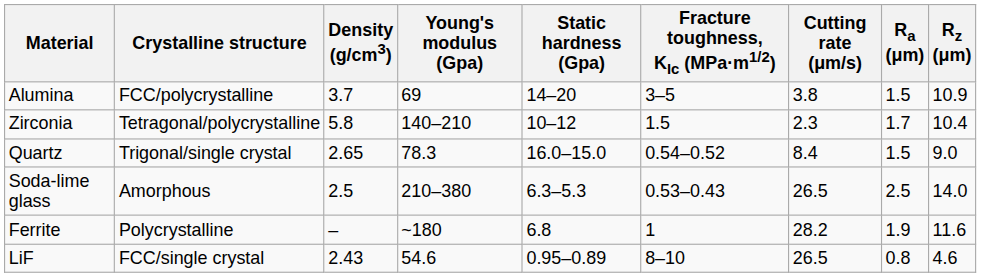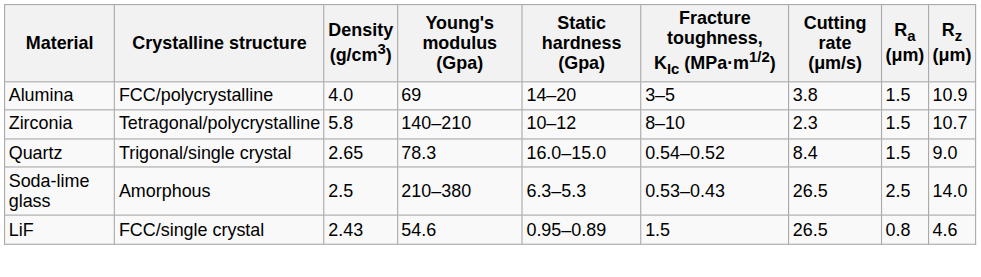(341, 95) 3.7 -> (341, 95) 4.0
(658, 124) 1.5 -> (665, 124) 8–10
(898, 124) 1.7 -> (898, 124) 1.5
(950, 124) 10.4 -> (950, 124) 10.7
- row: (35, 229)
(665, 258) 8–10 -> (658, 229) 1.5
